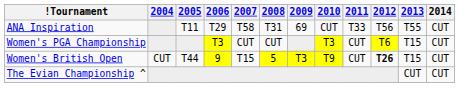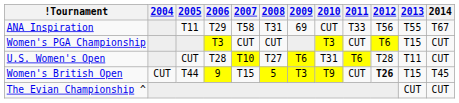(440, 28) CUT -> (440, 28) T67
+ row: (56, 59)
(440, 59) CUT -> (440, 75) T45
